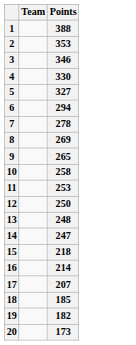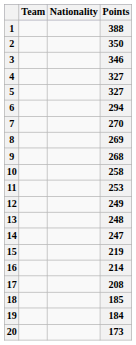+ column: (74, 12)
(63, 44) 353 -> (116, 44) 350
(63, 76) 330 -> (116, 76) 327
(63, 124) 278 -> (116, 124) 270
(63, 156) 265 -> (116, 156) 268
(63, 204) 250 -> (116, 204) 249
(63, 252) 218 -> (116, 252) 219
(63, 284) 207 -> (116, 284) 208
(63, 316) 182 -> (116, 316) 184
